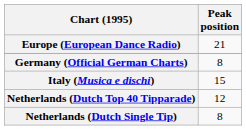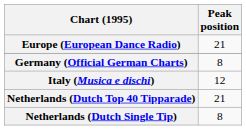(220, 80) 15 -> (220, 80) 12
(220, 98) 12 -> (220, 98) 21
